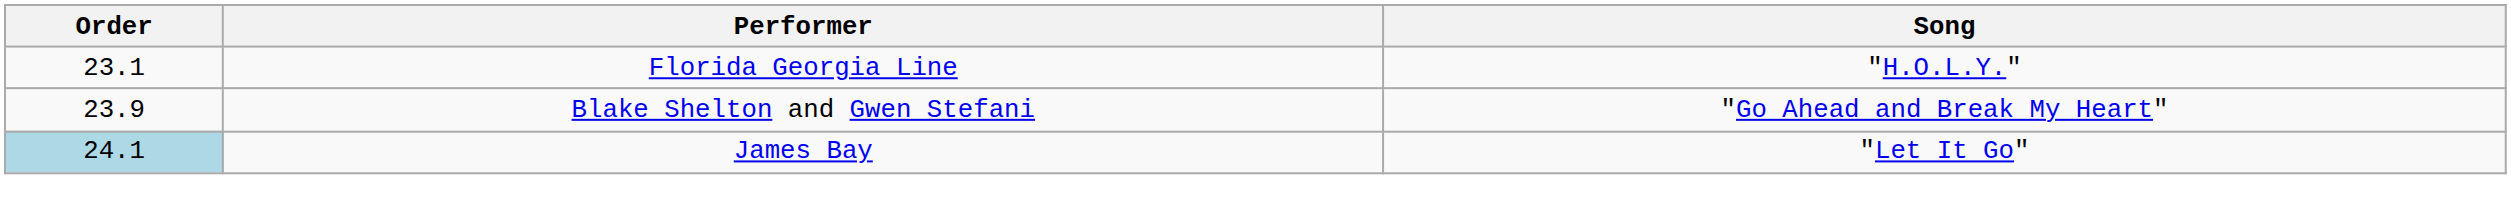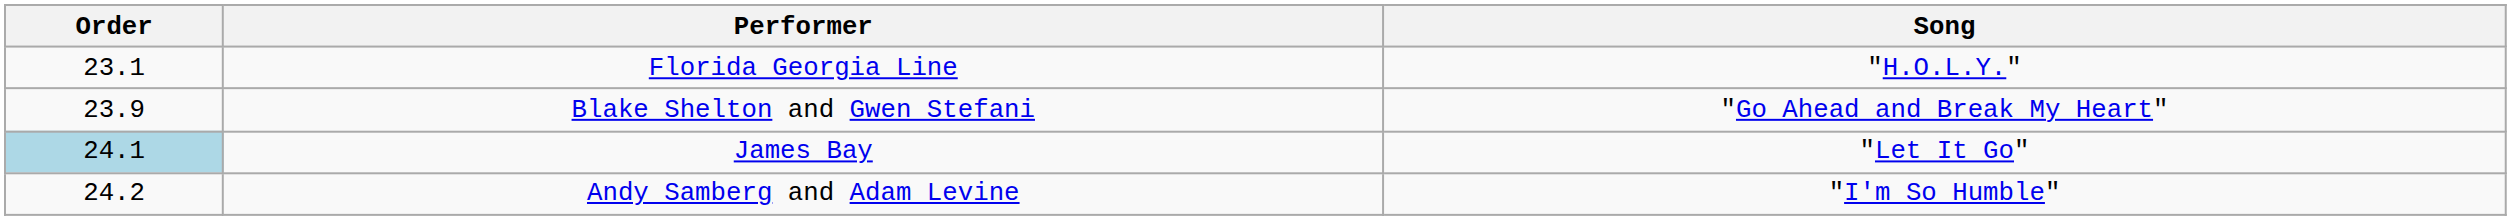+ row: (803, 194)
